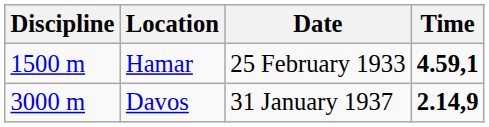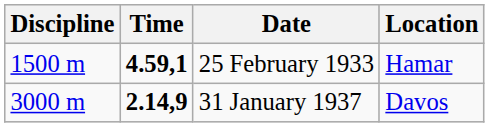columns swapped: (448, 24) <-> (172, 24)
